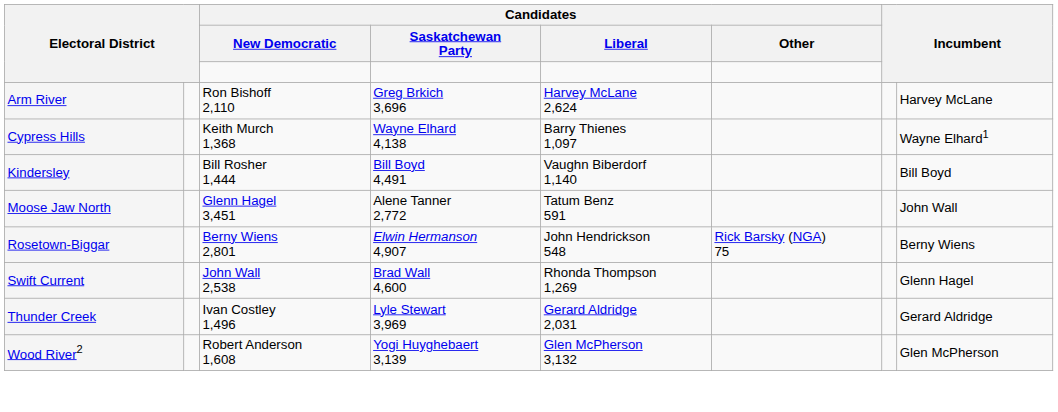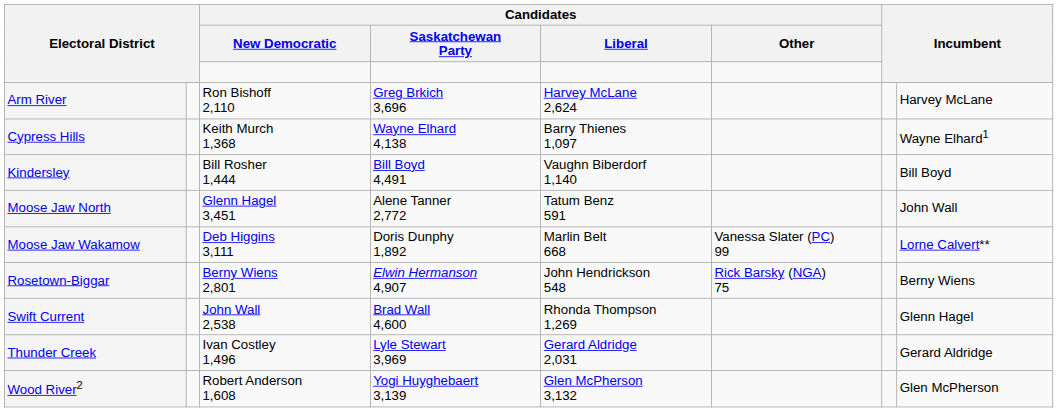+ row: (74, 244)
